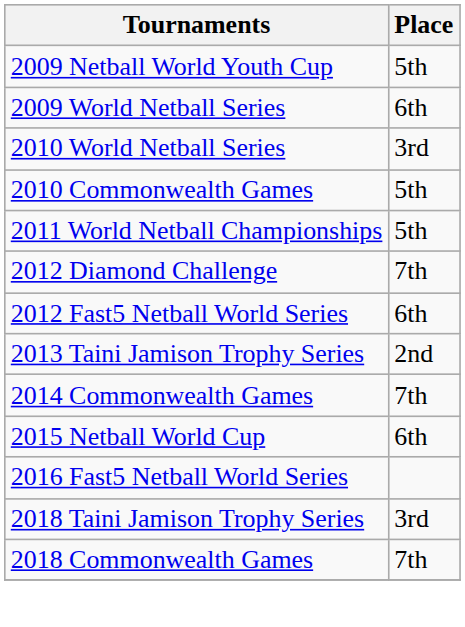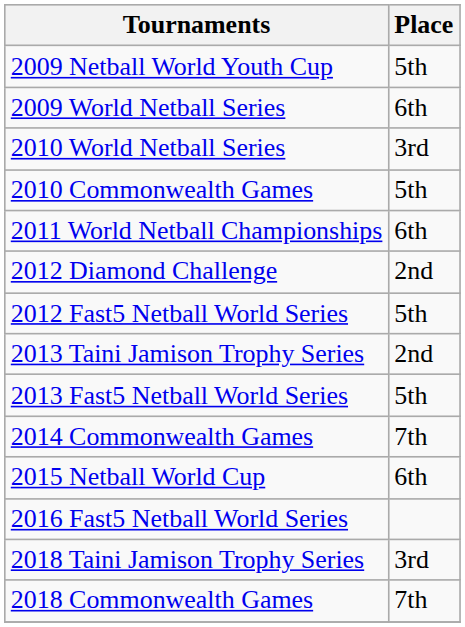(411, 230) 5th -> (411, 230) 6th
(411, 271) 7th -> (414, 271) 2nd
(411, 312) 6th -> (411, 312) 5th
+ row: (179, 395)
